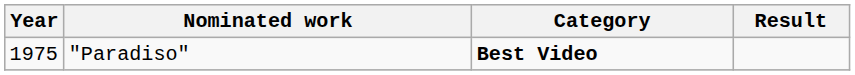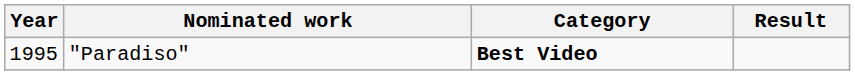(34, 54) 1975 -> (34, 54) 1995
